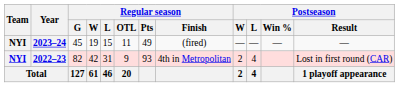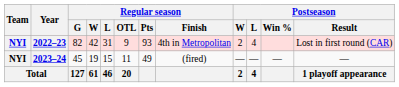rows swapped: (50, 59) <-> (50, 43)
